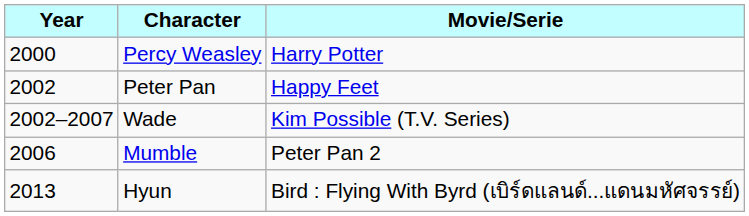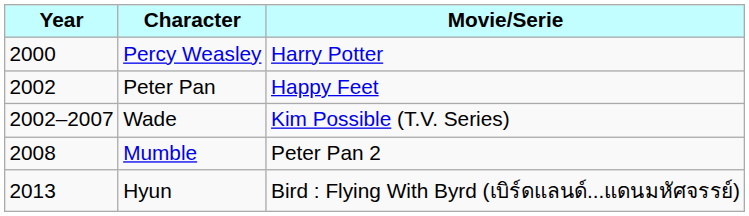(33, 152) 2006 -> (33, 152) 2008
